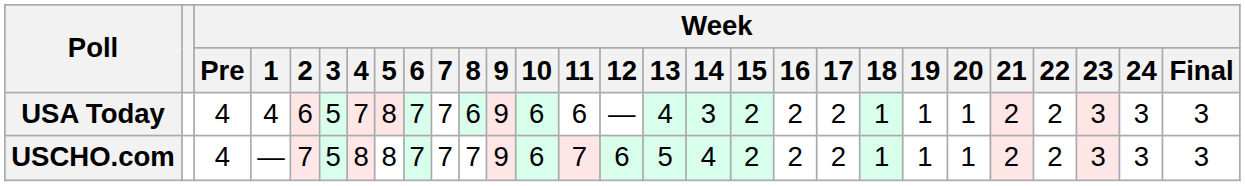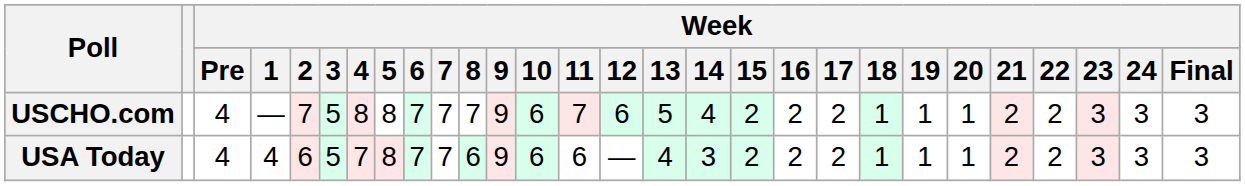rows swapped: (93, 157) <-> (93, 113)
